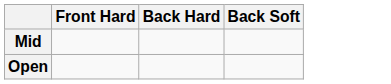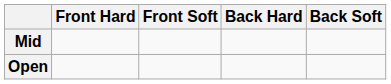+ column: (180, 16)
